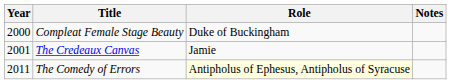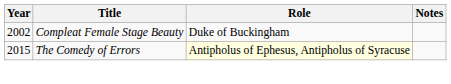(19, 32) 2000 -> (19, 32) 2002
- row: (87, 50)
(19, 69) 2011 -> (19, 50) 2015
